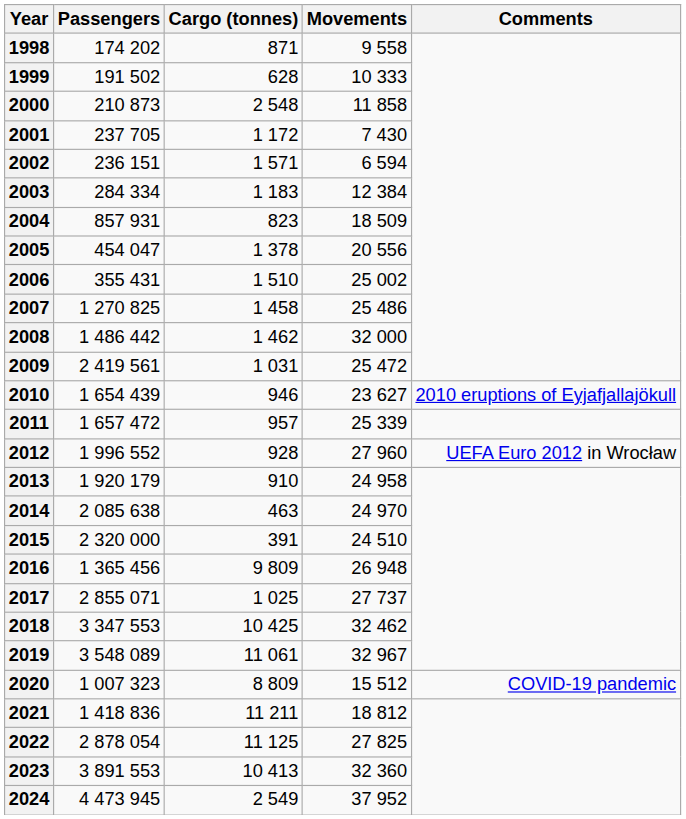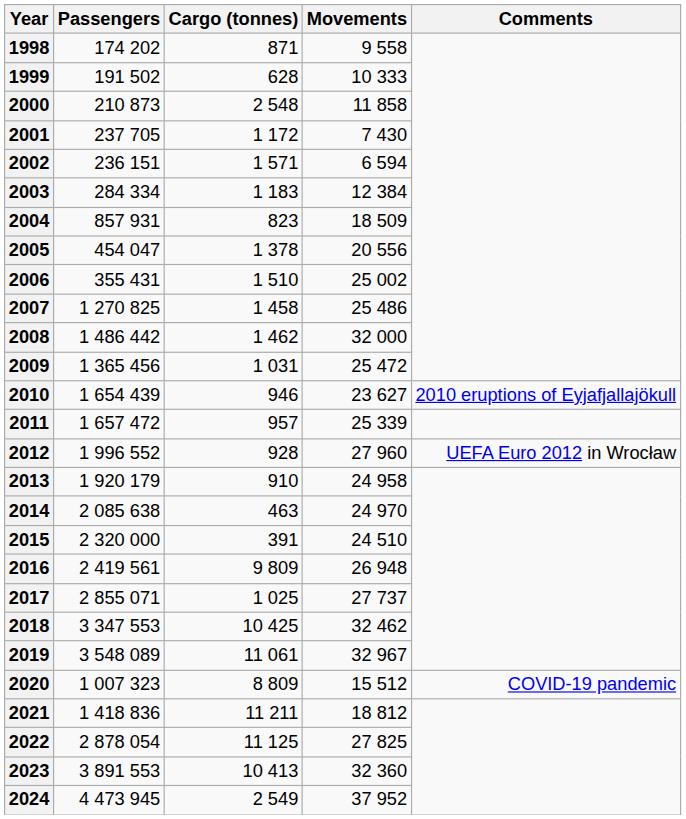(120, 366) 2 419 561 -> (120, 366) 1 365 456
(120, 568) 1 365 456 -> (120, 568) 2 419 561
